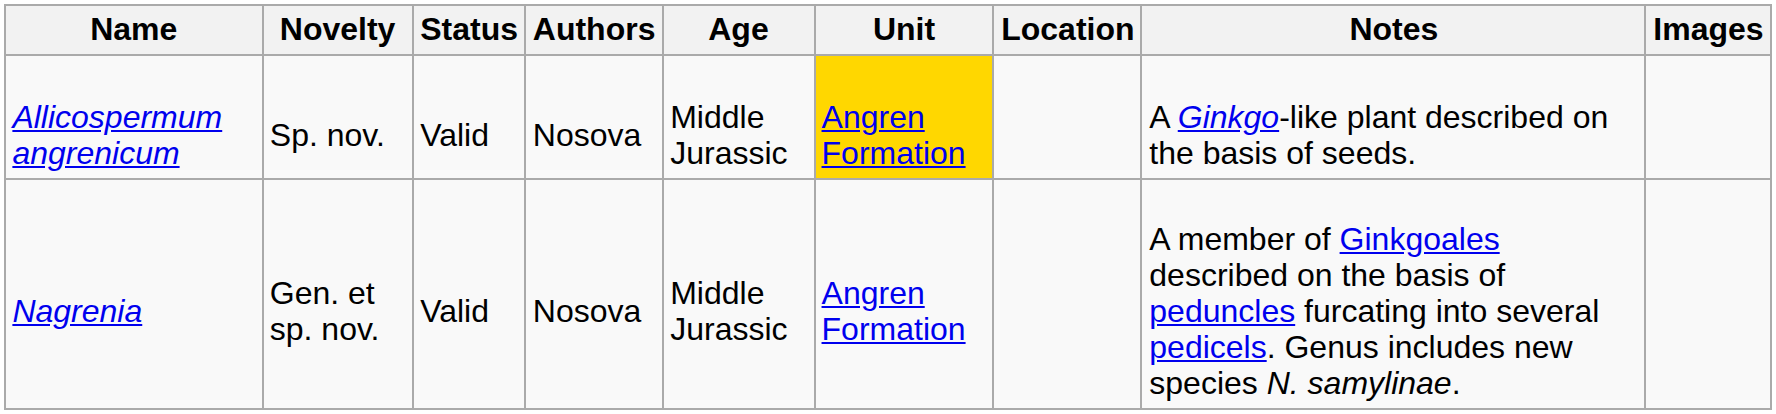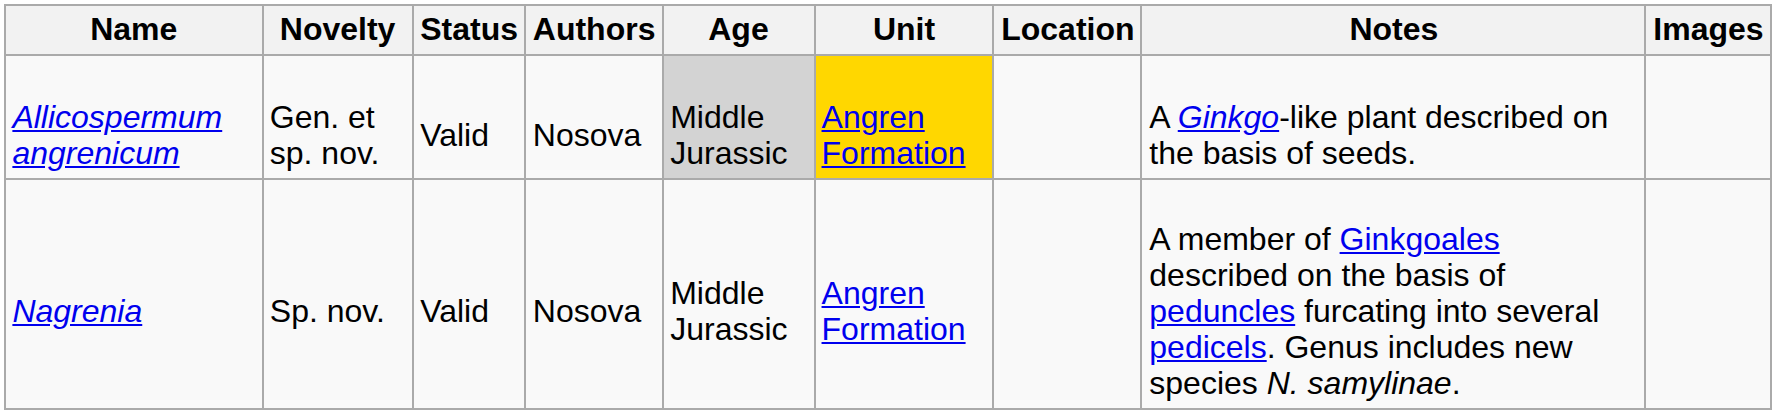(327, 134) Sp. nov. -> (325, 134) Gen. et sp. nov.
(729, 134) no background -> (729, 134) lightgrey background
(325, 311) Gen. et sp. nov. -> (327, 311) Sp. nov.
